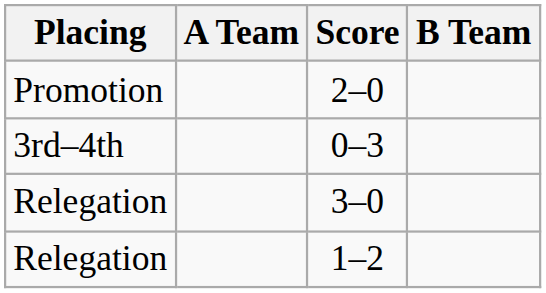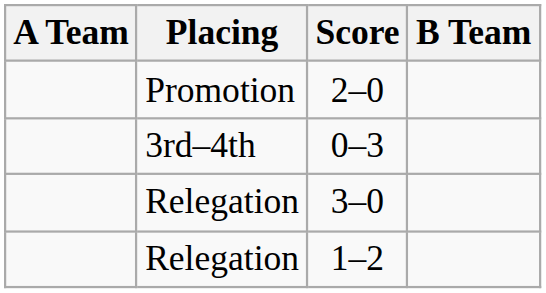columns swapped: (90, 32) <-> (241, 32)
